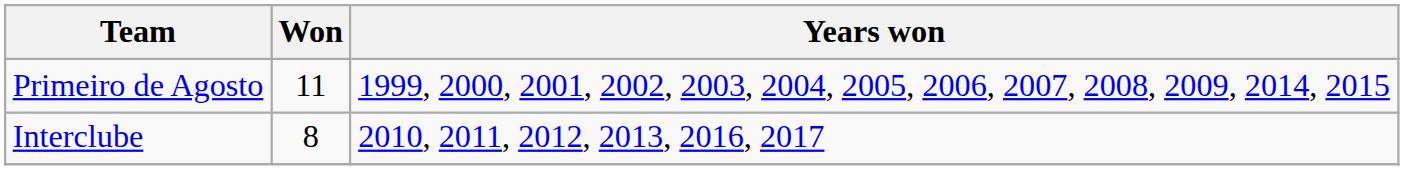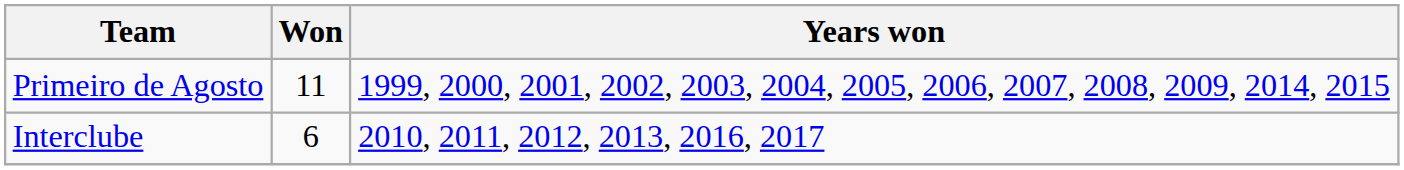(311, 137) 8 -> (311, 137) 6
